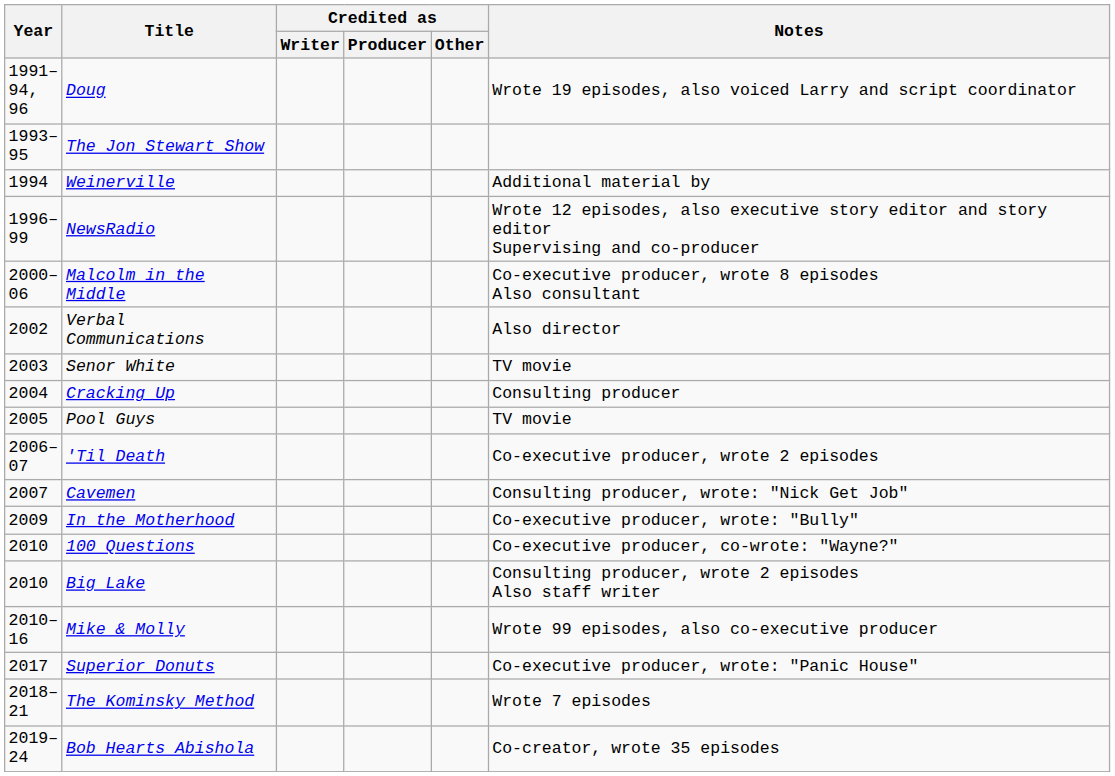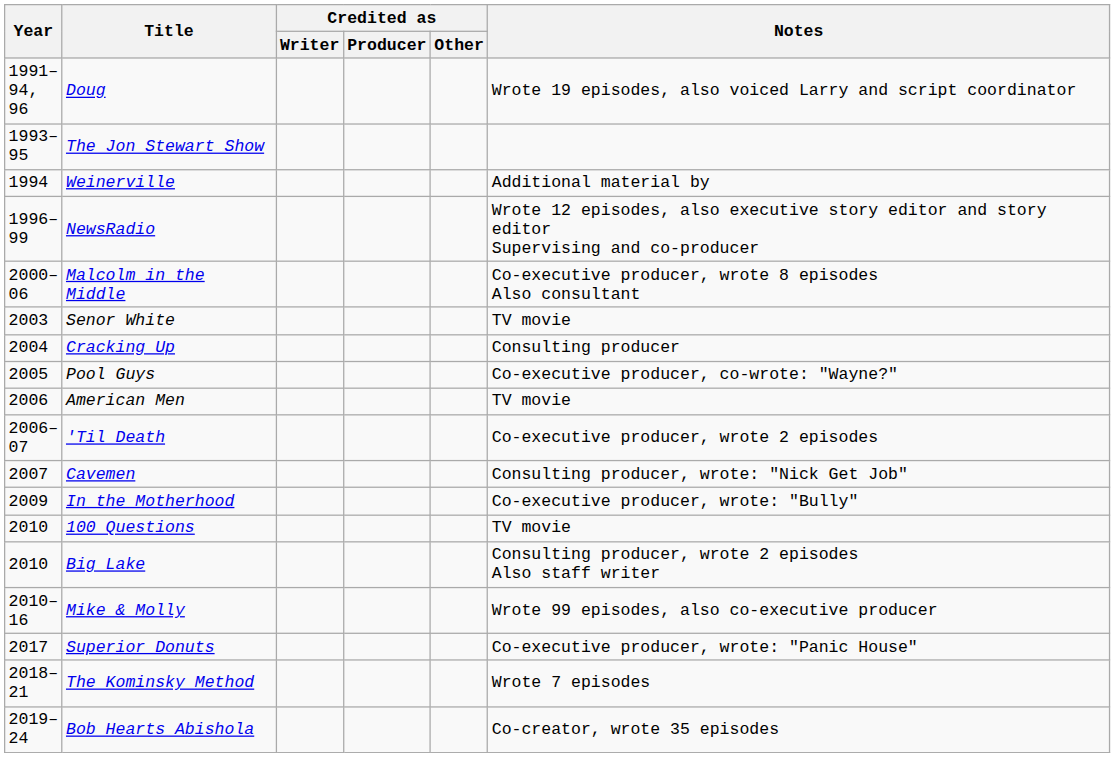- row: (135, 330)
(532, 421) TV movie -> (695, 375) Co-executive producer, co-wrote: "Wayne?"
+ row: (125, 401)
(695, 547) Co-executive producer, co-wrote: "Wayne?" -> (531, 528) TV movie
